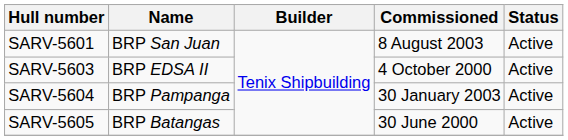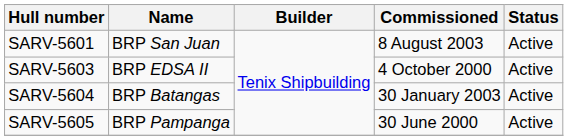(171, 95) BRP Pampanga -> (166, 95) BRP Batangas
(166, 122) BRP Batangas -> (171, 122) BRP Pampanga
